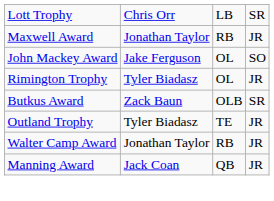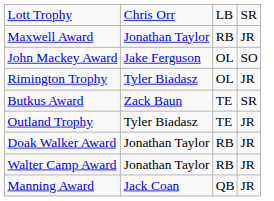(229, 100) OLB -> (224, 100) TE
+ row: (62, 143)
